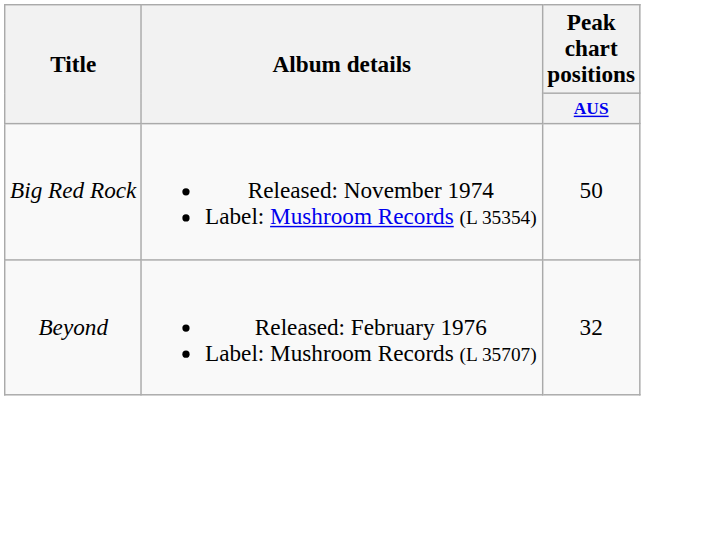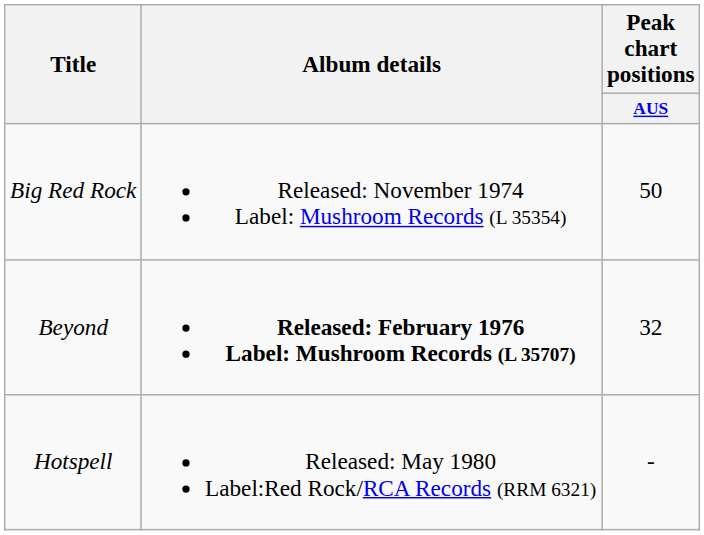(342, 340) normal -> (372, 340) bold
+ row: (73, 462)
